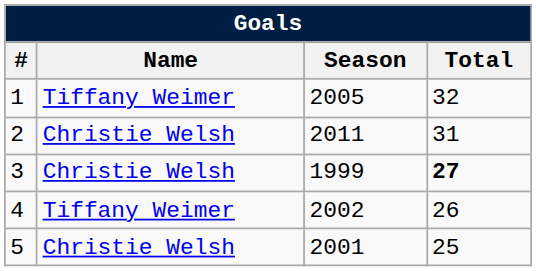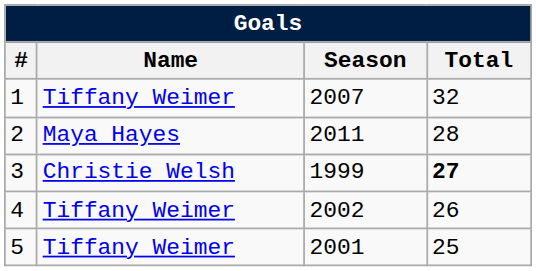(337, 98) 2005 -> (337, 98) 2007
(139, 135) Christie Welsh -> (111, 135) Maya Hayes
(446, 135) 31 -> (446, 135) 28
(139, 247) Christie Welsh -> (139, 247) Tiffany Weimer
